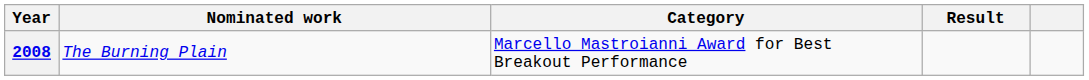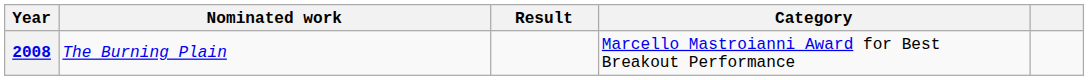columns swapped: (706, 18) <-> (976, 18)
